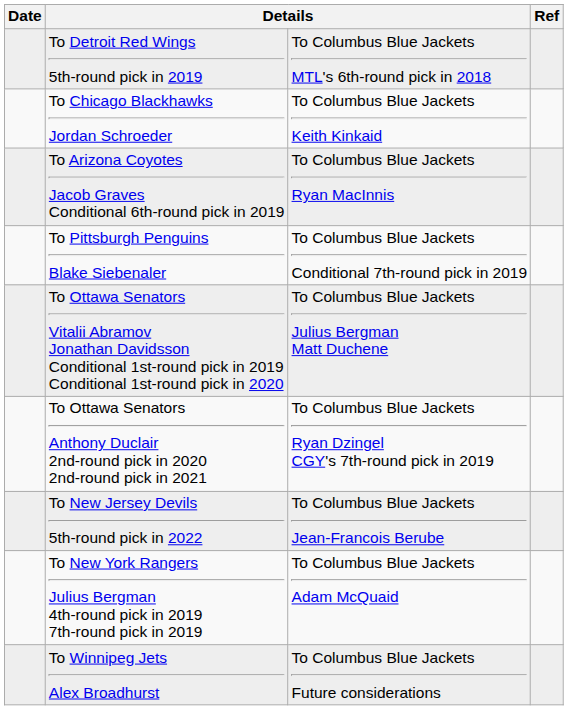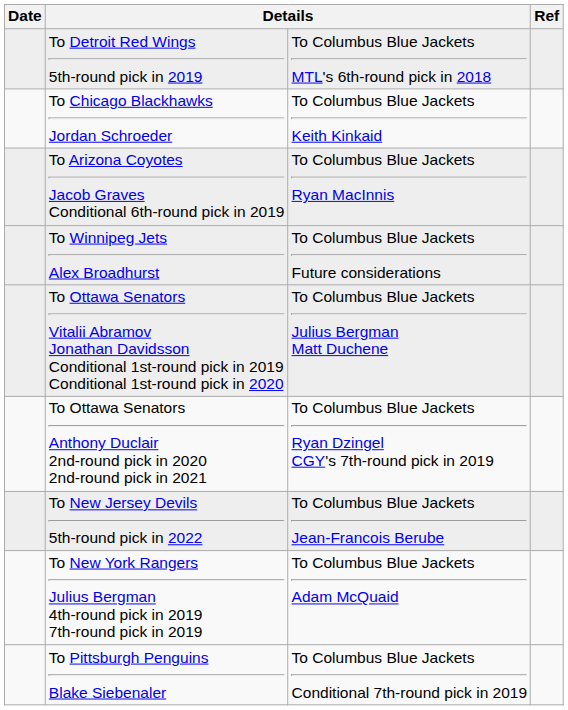rows swapped: (167, 254) <-> (167, 674)
